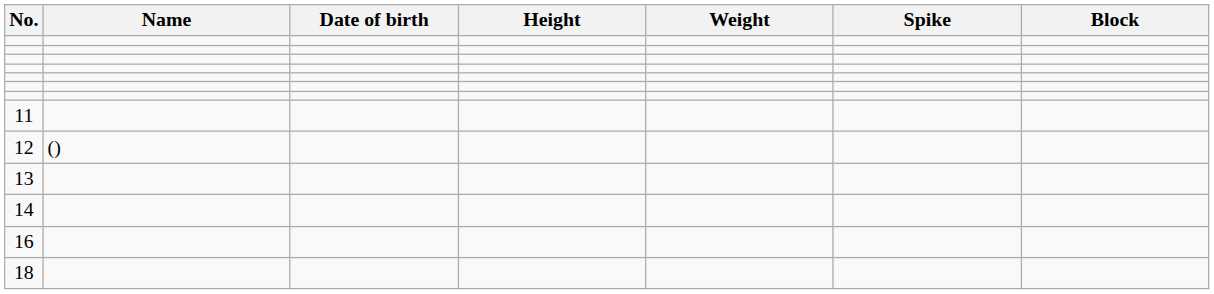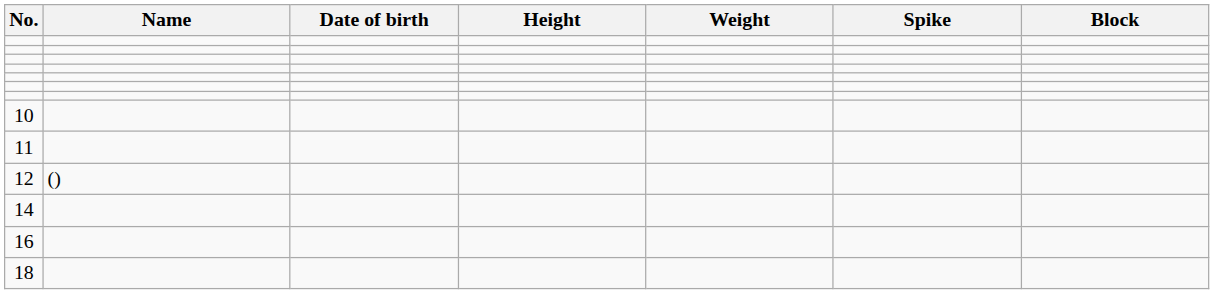+ row: (24, 115)
- row: (24, 178)
